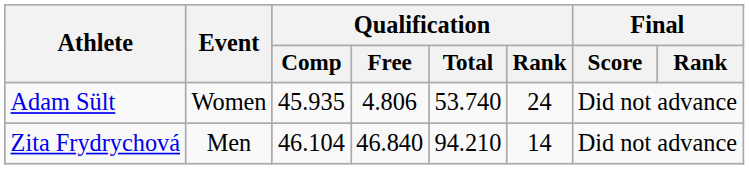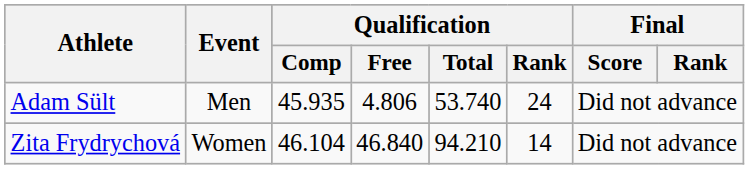(229, 103) Women -> (229, 103) Men
(229, 143) Men -> (229, 143) Women
